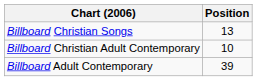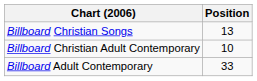(227, 66) 39 -> (227, 66) 33
